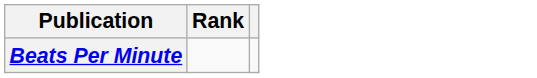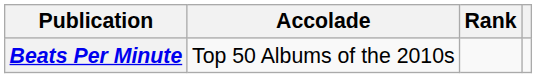+ column: (323, 21)
